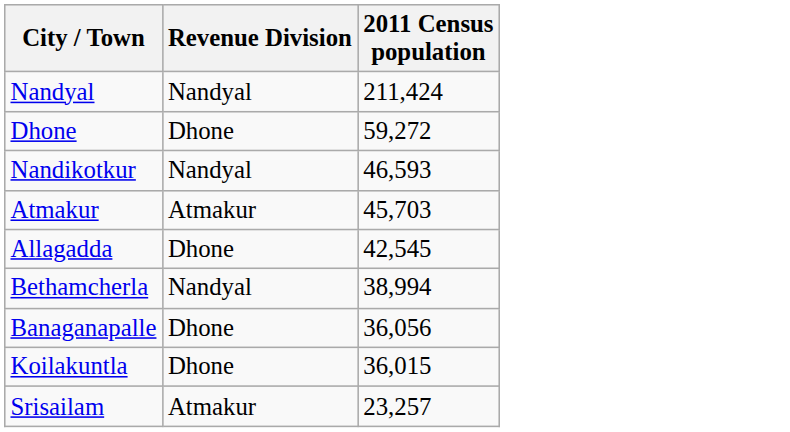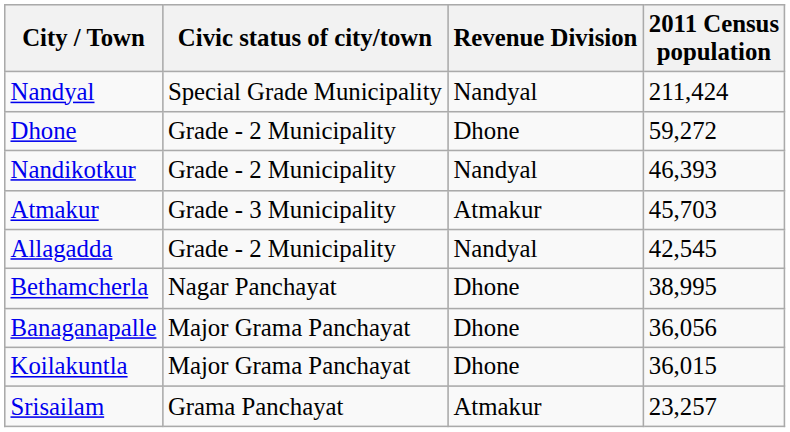+ column: (305, 38)
(397, 170) 46,593 -> (683, 170) 46,393
(201, 248) Dhone -> (495, 248) Nandyal
(210, 288) Nandyal -> (486, 288) Dhone
(397, 288) 38,994 -> (683, 288) 38,995
